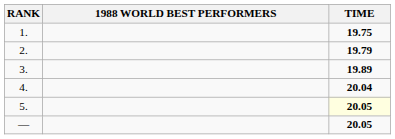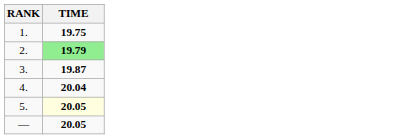- column: (186, 14)
(359, 51) no background -> (73, 51) lightgreen background
(359, 69) 19.89 -> (73, 69) 19.87
